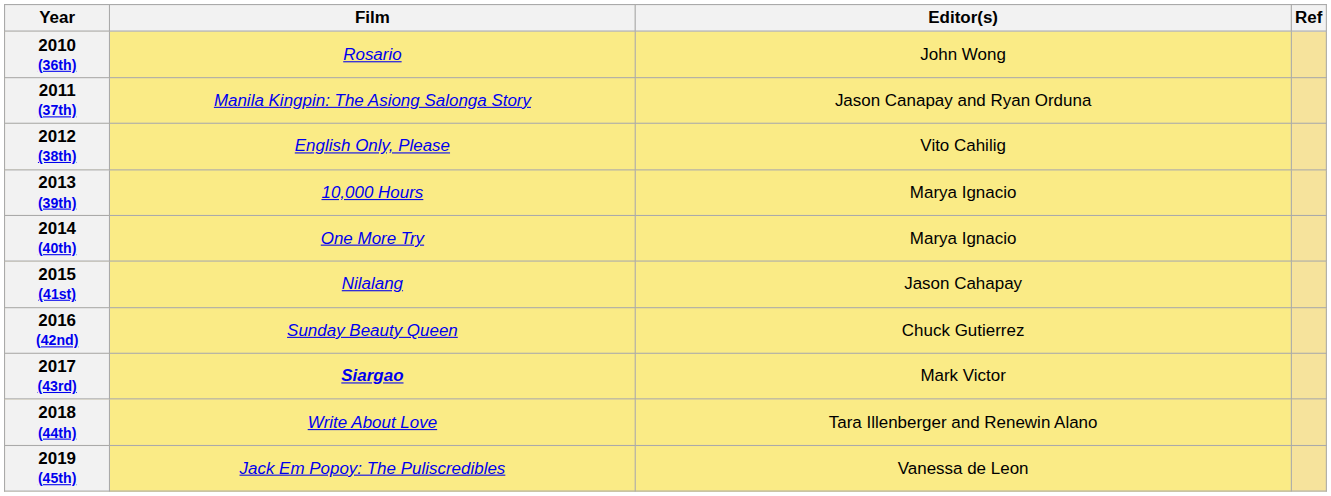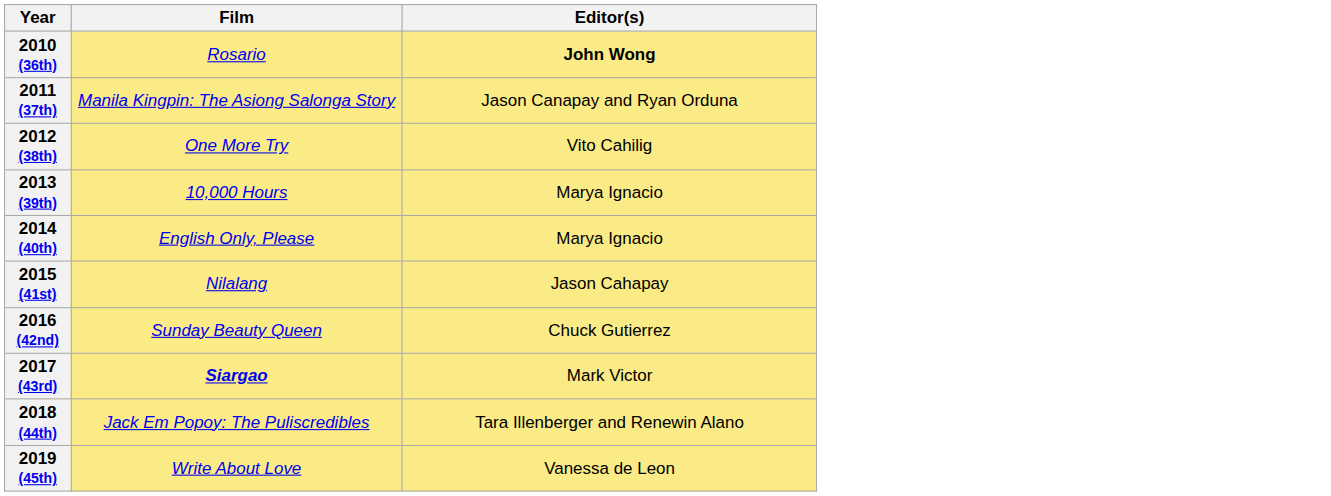- column: (1309, 17)
(963, 54) normal -> (610, 54) bold
(372, 146) English Only, Please -> (237, 146) One More Try
(372, 238) One More Try -> (237, 238) English Only, Please
(372, 422) Write About Love -> (237, 422) Jack Em Popoy: The Puliscredibles
(372, 468) Jack Em Popoy: The Puliscredibles -> (237, 468) Write About Love
